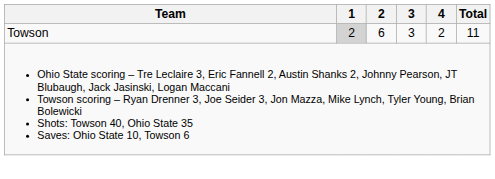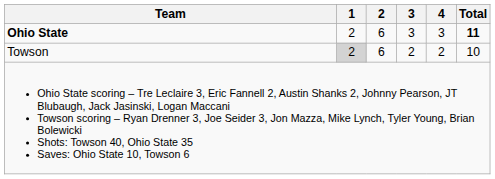+ row: (38, 33)
(411, 33) 3 -> (411, 52) 2
(473, 33) 11 -> (473, 52) 10
